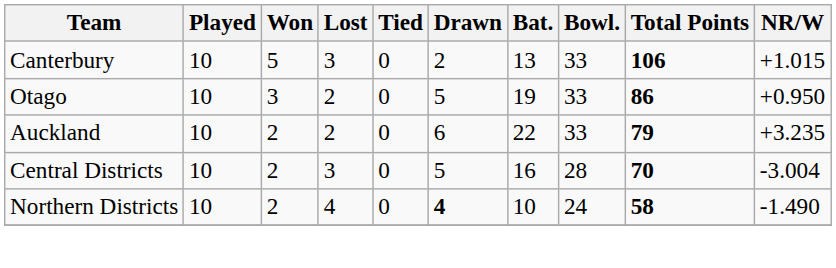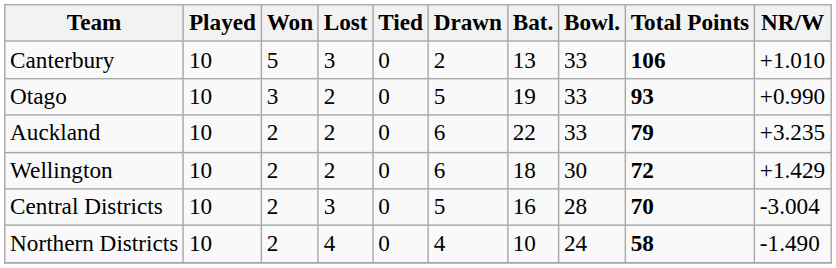(793, 59) +1.015 -> (793, 59) +1.010
(642, 96) 86 -> (642, 96) 93
(793, 96) +0.950 -> (793, 96) +0.990
+ row: (61, 170)
(439, 206) bold -> (439, 243) normal
